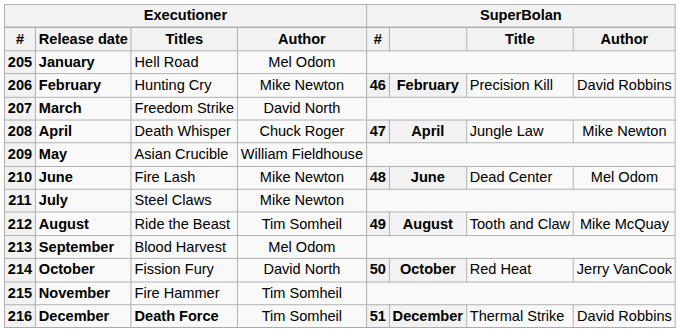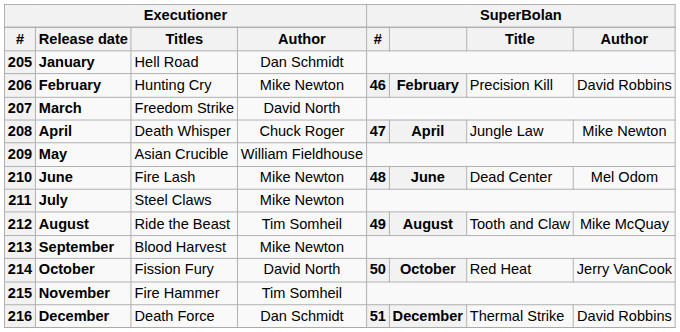(302, 62) Mel Odom -> (302, 62) Dan Schmidt
(302, 246) Mel Odom -> (302, 246) Mike Newton
(177, 316) bold -> (175, 316) normal
(302, 316) Tim Somheil -> (302, 316) Dan Schmidt
